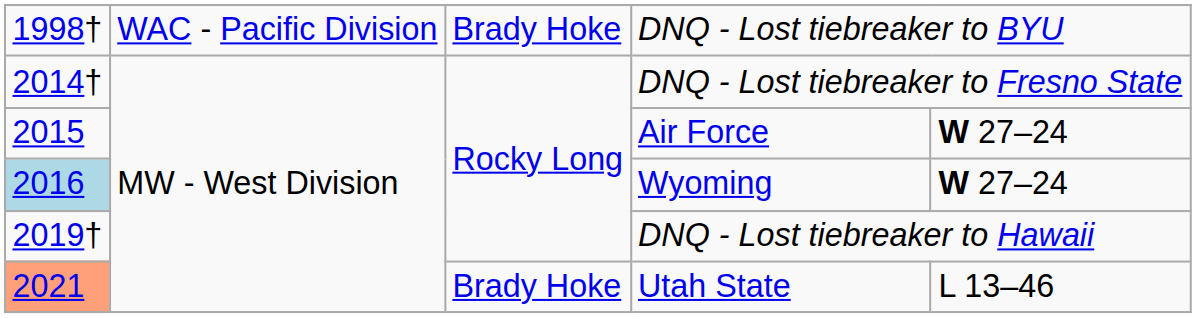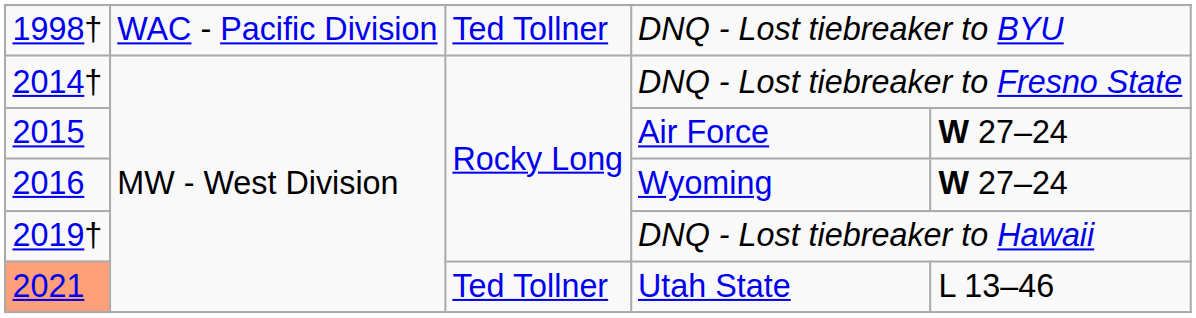(537, 30) Brady Hoke -> (530, 30) Ted Tollner
(48, 183) lightblue background -> (48, 183) no background
(537, 286) Brady Hoke -> (530, 286) Ted Tollner
